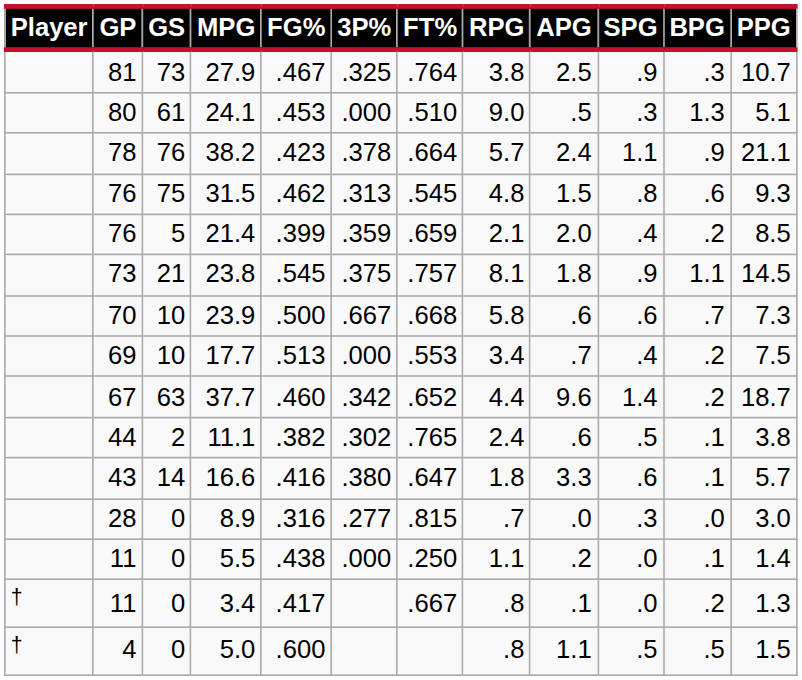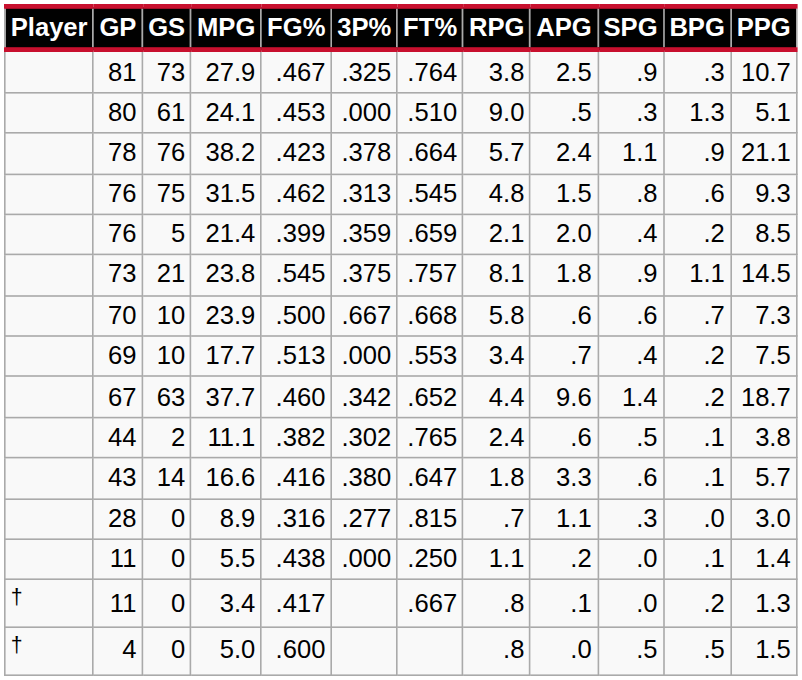(581, 518) .0 -> (574, 518) 1.1
(574, 650) 1.1 -> (581, 650) .0
